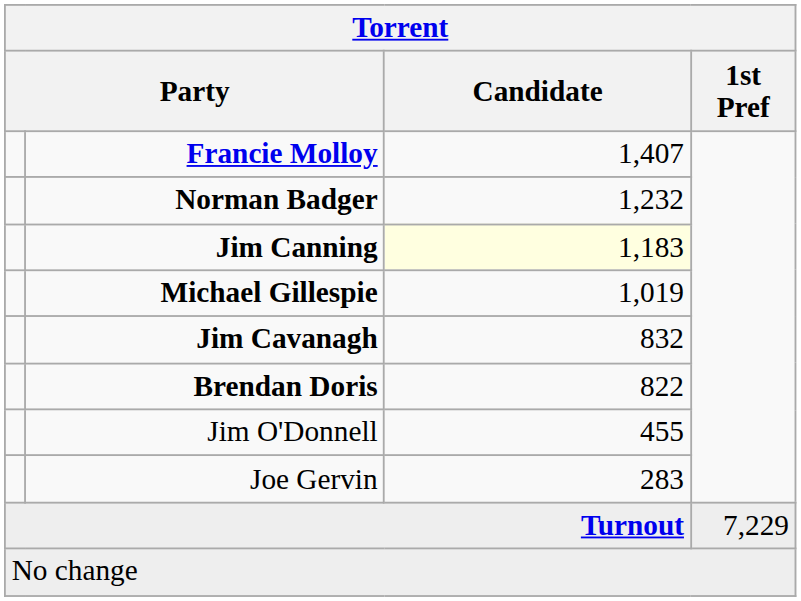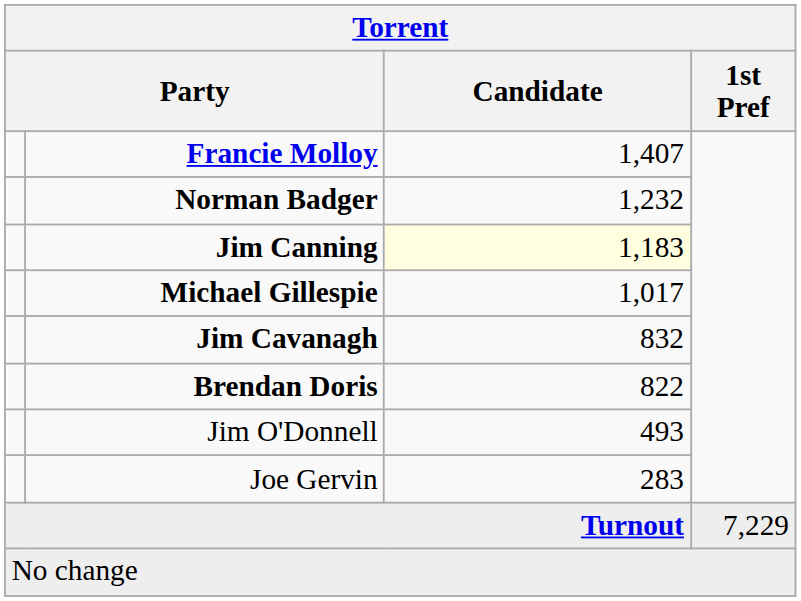(651, 292) 1,019 -> (651, 292) 1,017
(662, 432) 455 -> (662, 432) 493
